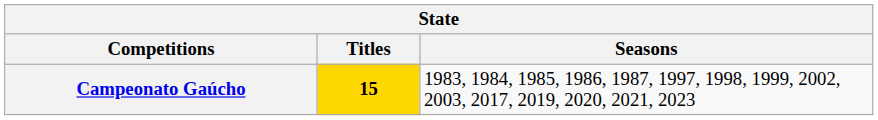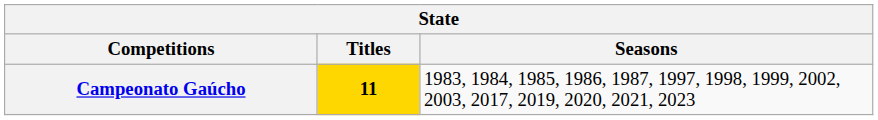(369, 89) 15 -> (369, 89) 11
